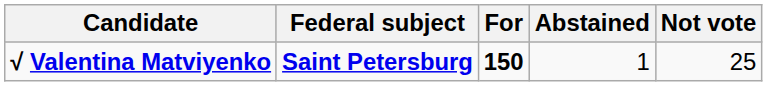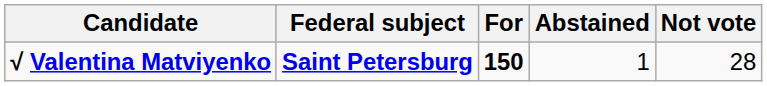(743, 61) 25 -> (743, 61) 28
